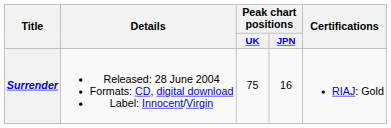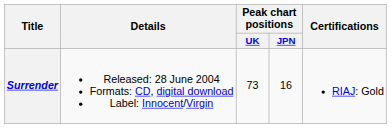(253, 86) 75 -> (253, 86) 73
